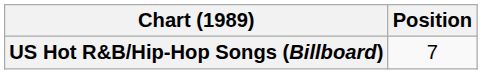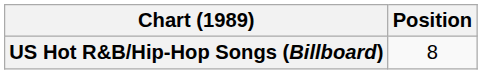(432, 52) 7 -> (432, 52) 8
